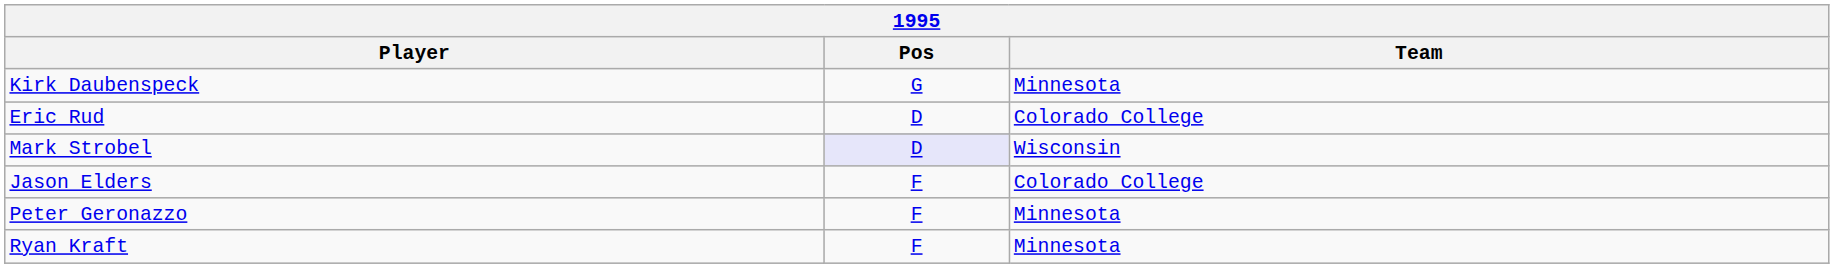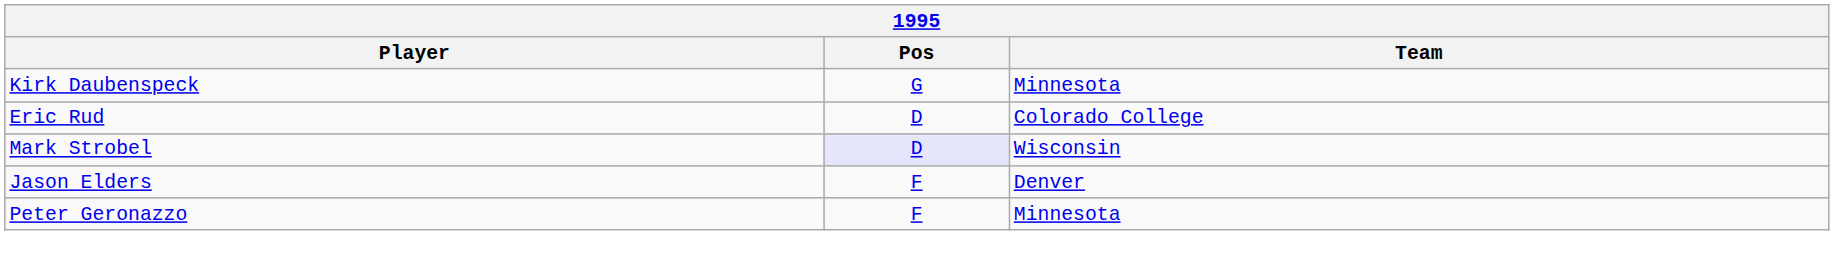(1109, 182) Colorado College -> (1049, 182) Denver
- row: (69, 246)
